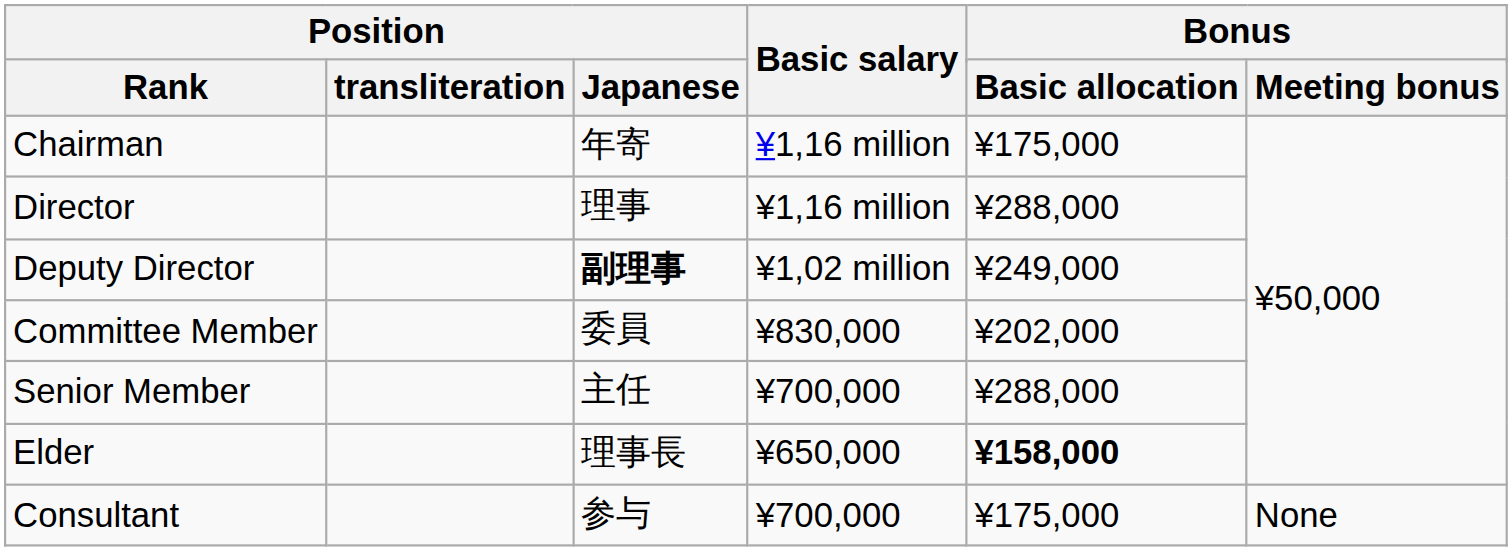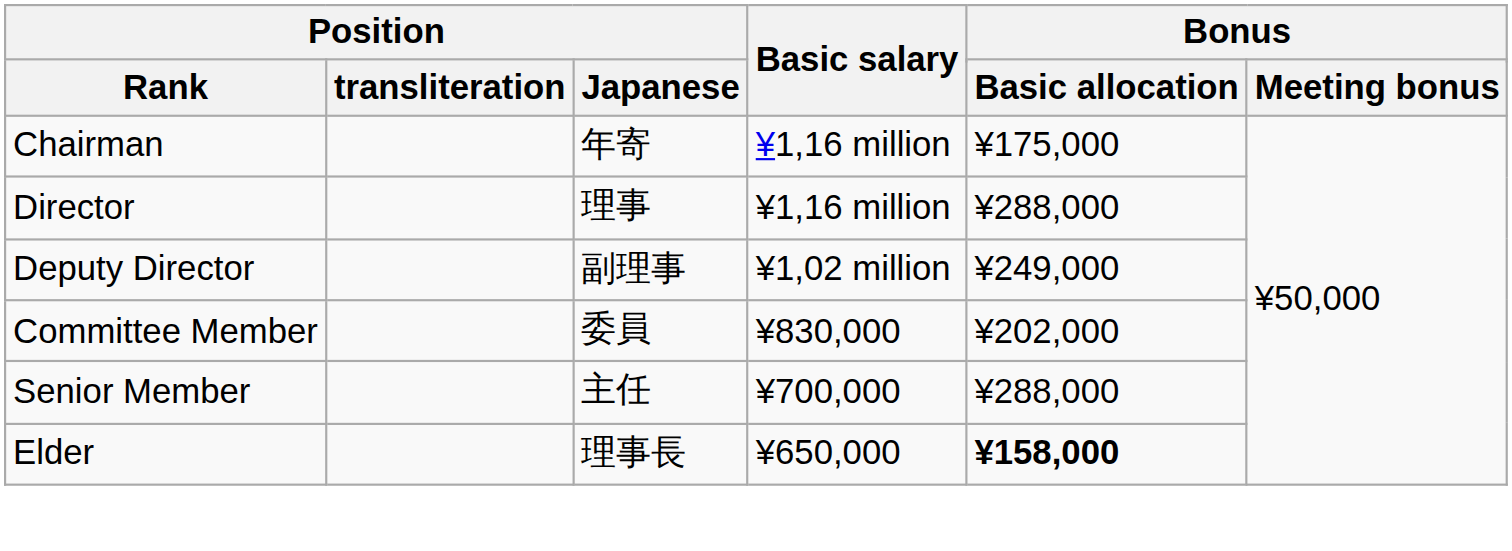(634, 267) bold -> (634, 267) normal
- row: (96, 514)
